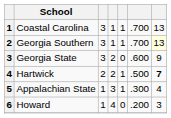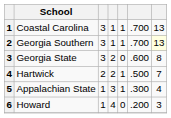(159, 58) 9 -> (159, 58) 8
(159, 74) bold -> (159, 74) normal
